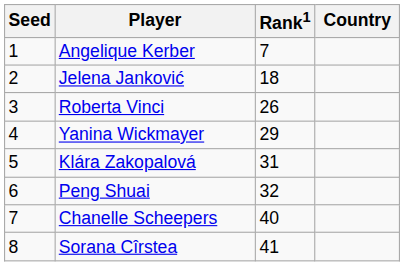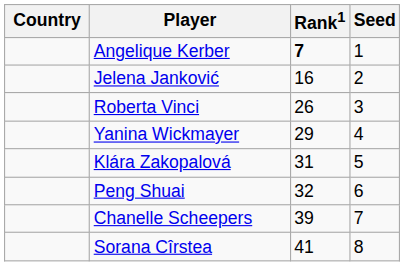columns swapped: (357, 20) <-> (30, 20)
(264, 51) normal -> (299, 51) bold
(269, 79) 18 -> (304, 79) 16
(269, 218) 40 -> (304, 218) 39
